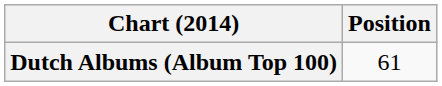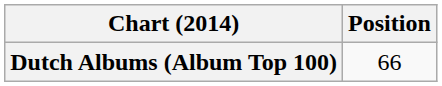(389, 61) 61 -> (389, 61) 66
